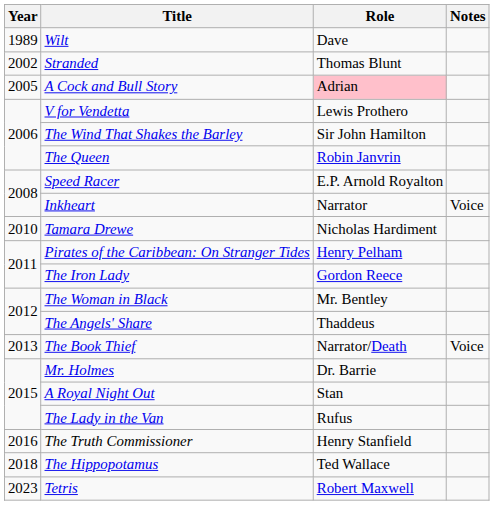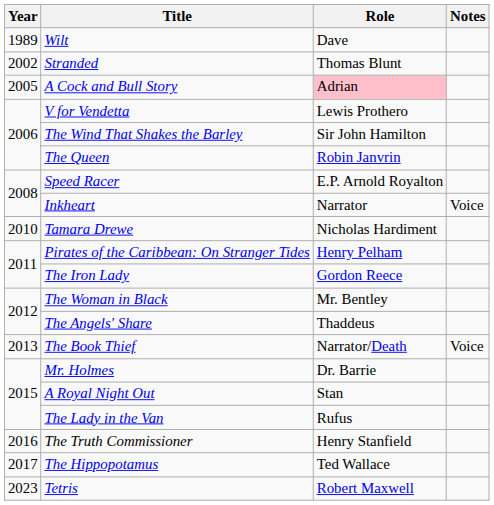(23, 464) 2018 -> (23, 464) 2017
